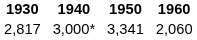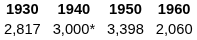(121, 29) 3,341 -> (121, 29) 3,398
